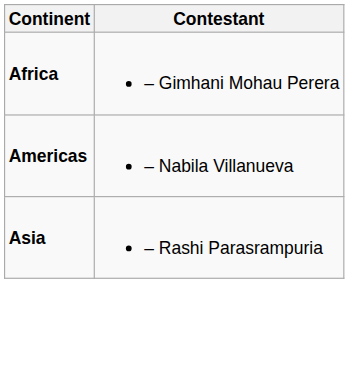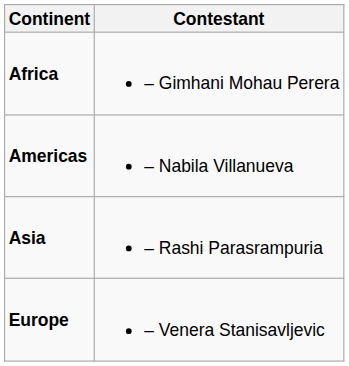+ row: (39, 320)
